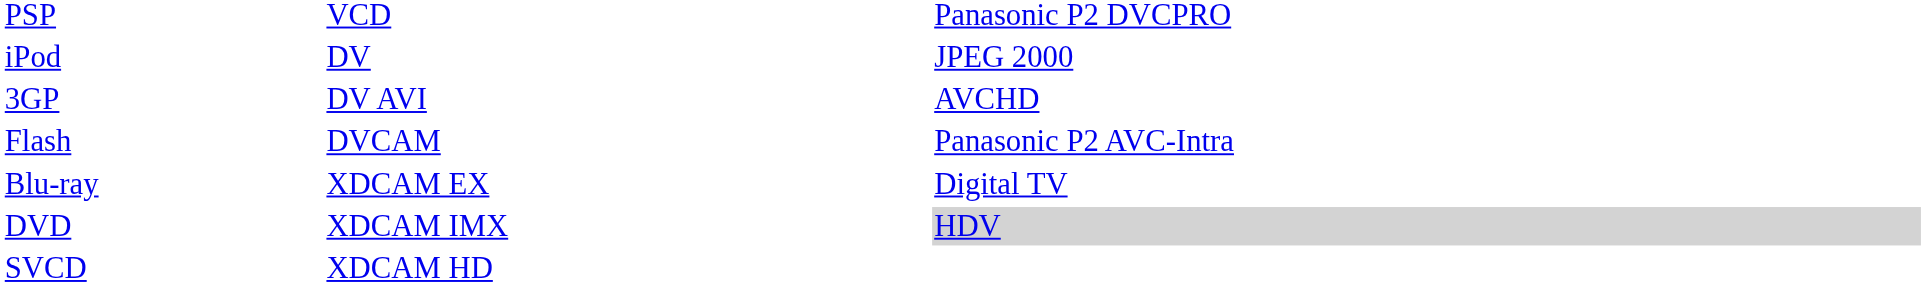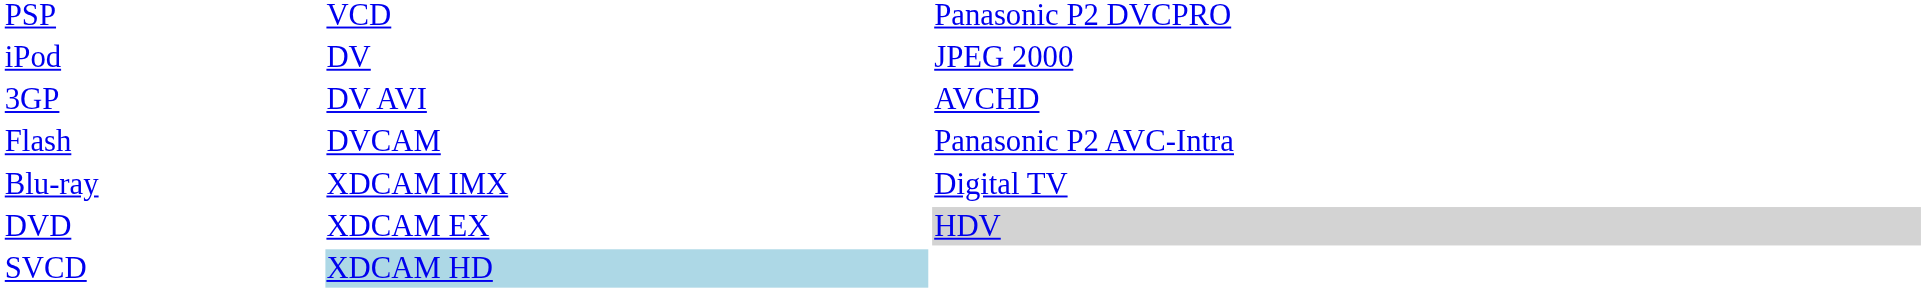(408, 183) XDCAM EX -> (417, 183) XDCAM IMX
(417, 225) XDCAM IMX -> (408, 225) XDCAM EX
(410, 268) no background -> (410, 268) lightblue background
